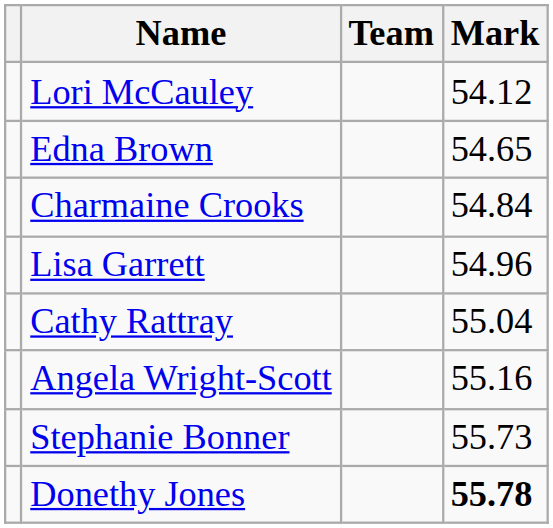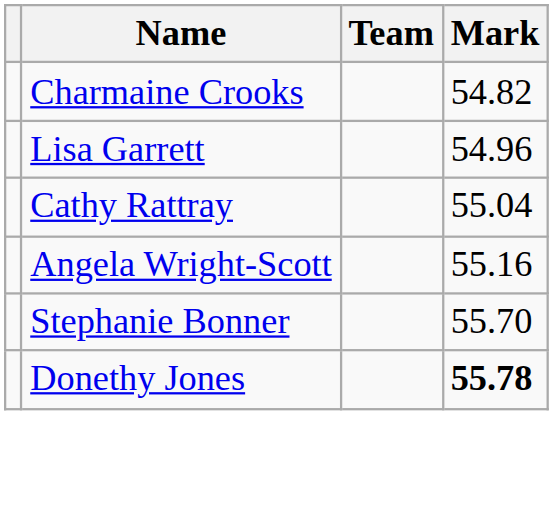- row: (142, 90)
- row: (122, 148)
(492, 206) 54.84 -> (492, 90) 54.82
(492, 436) 55.73 -> (492, 321) 55.70
